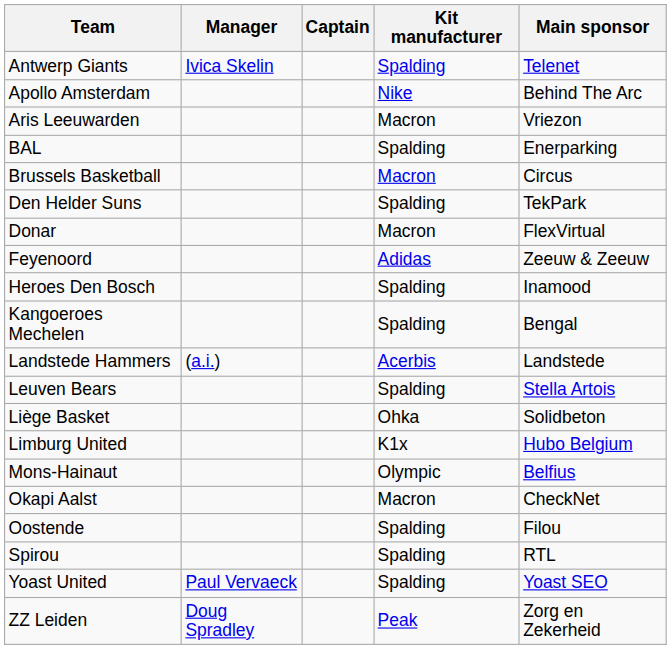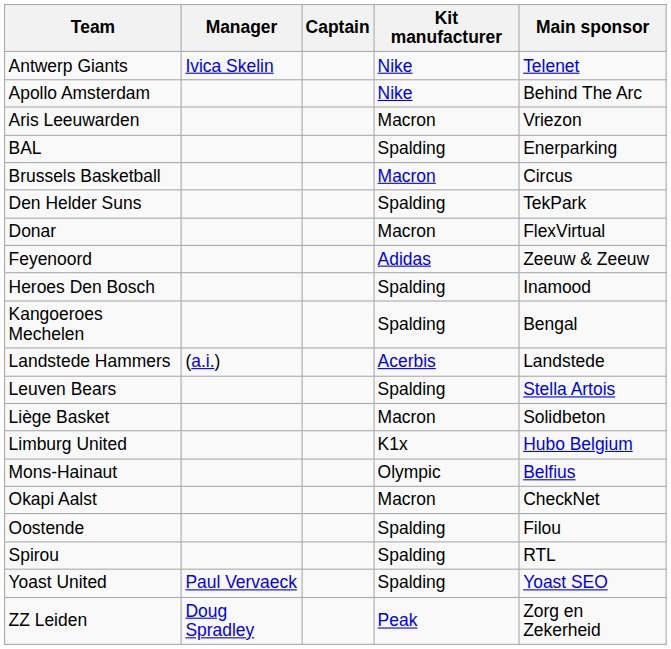(412, 65) Spalding -> (395, 65) Nike
(398, 417) Ohka -> (407, 417) Macron
